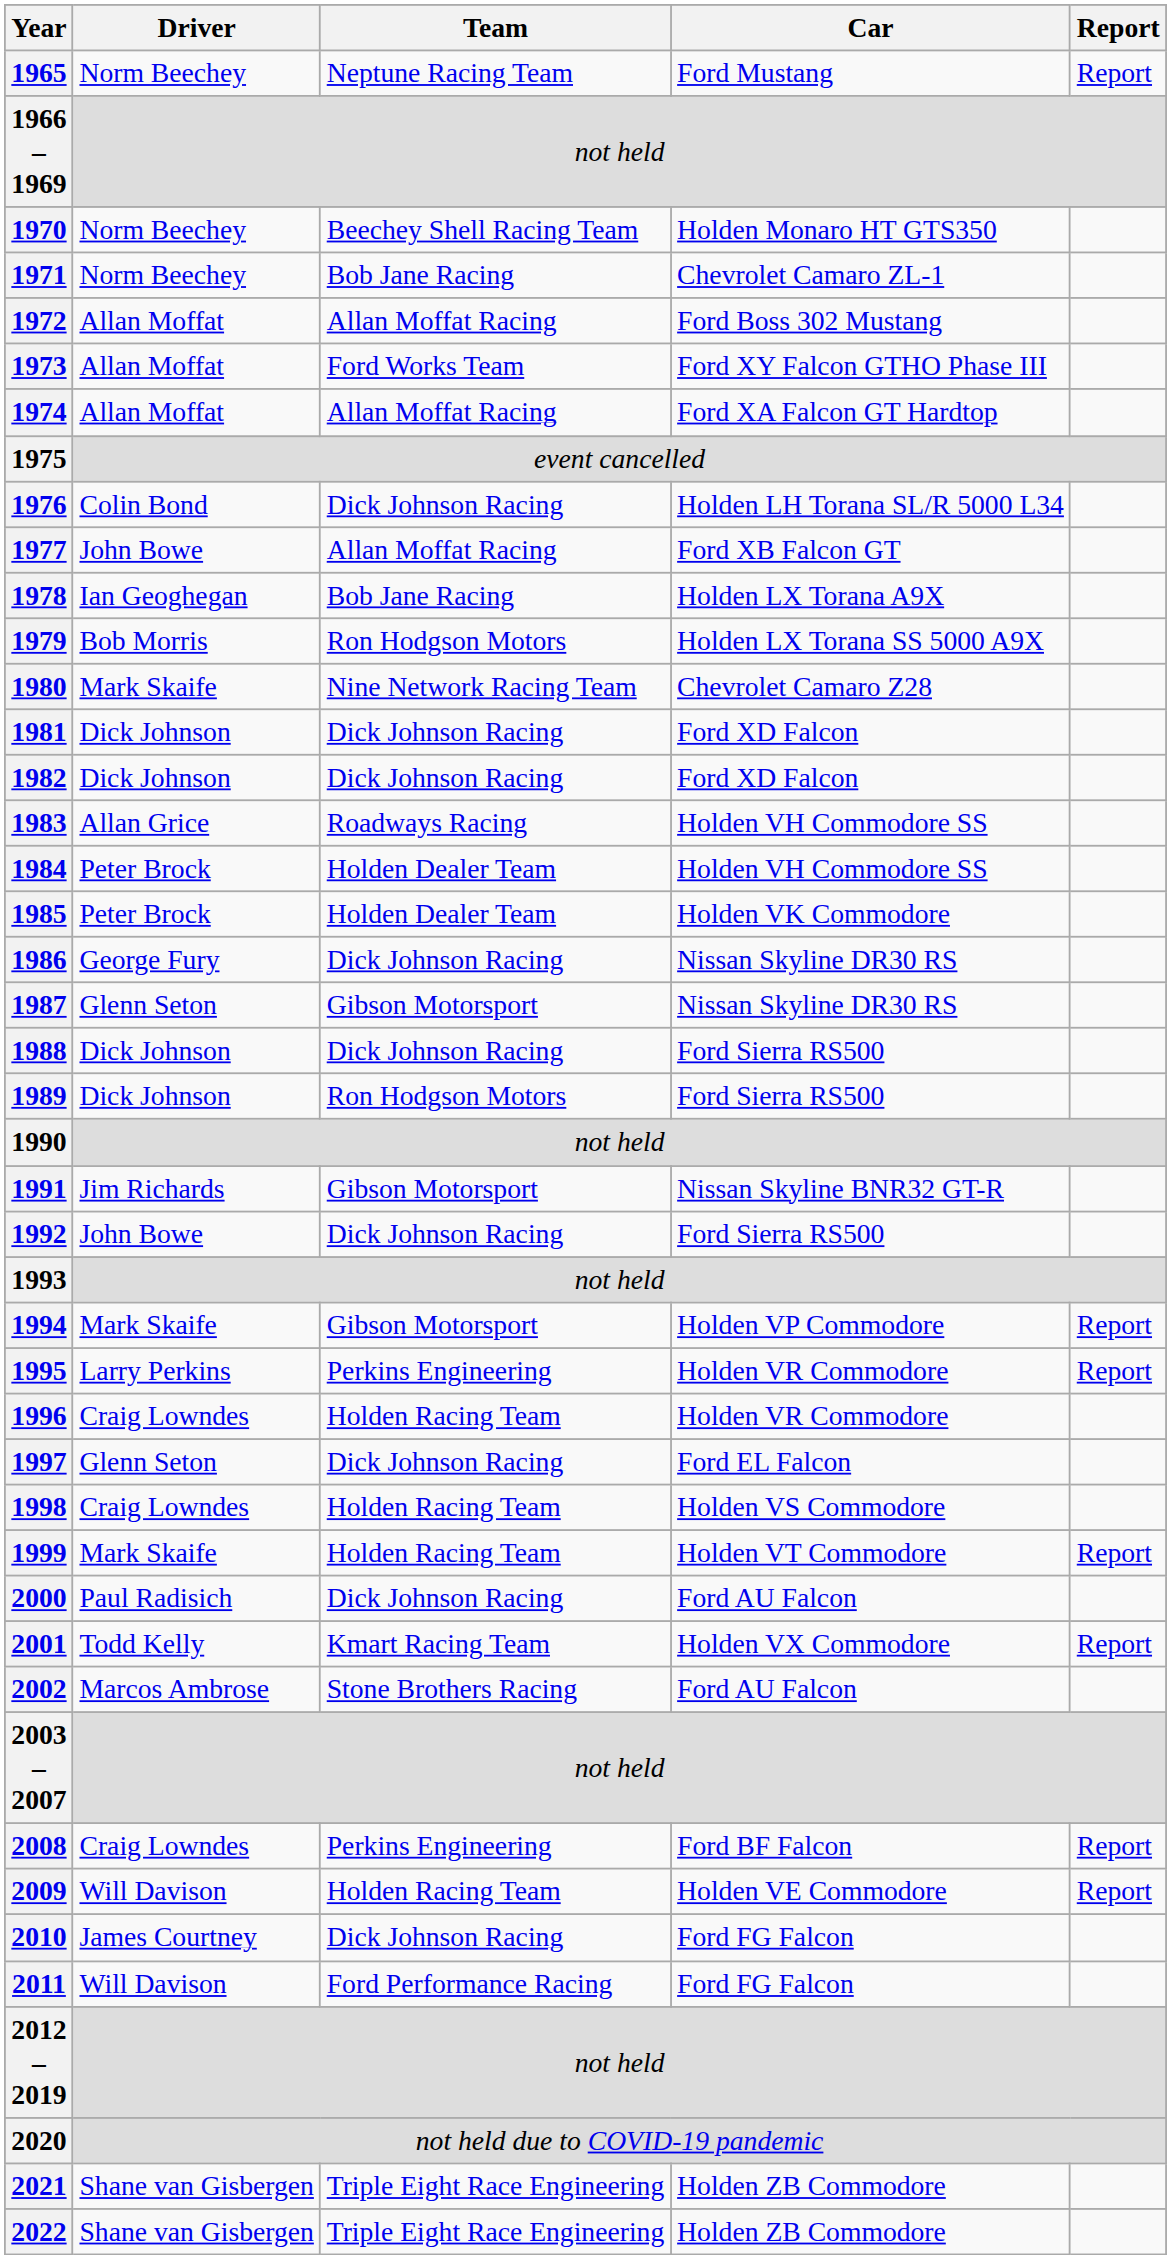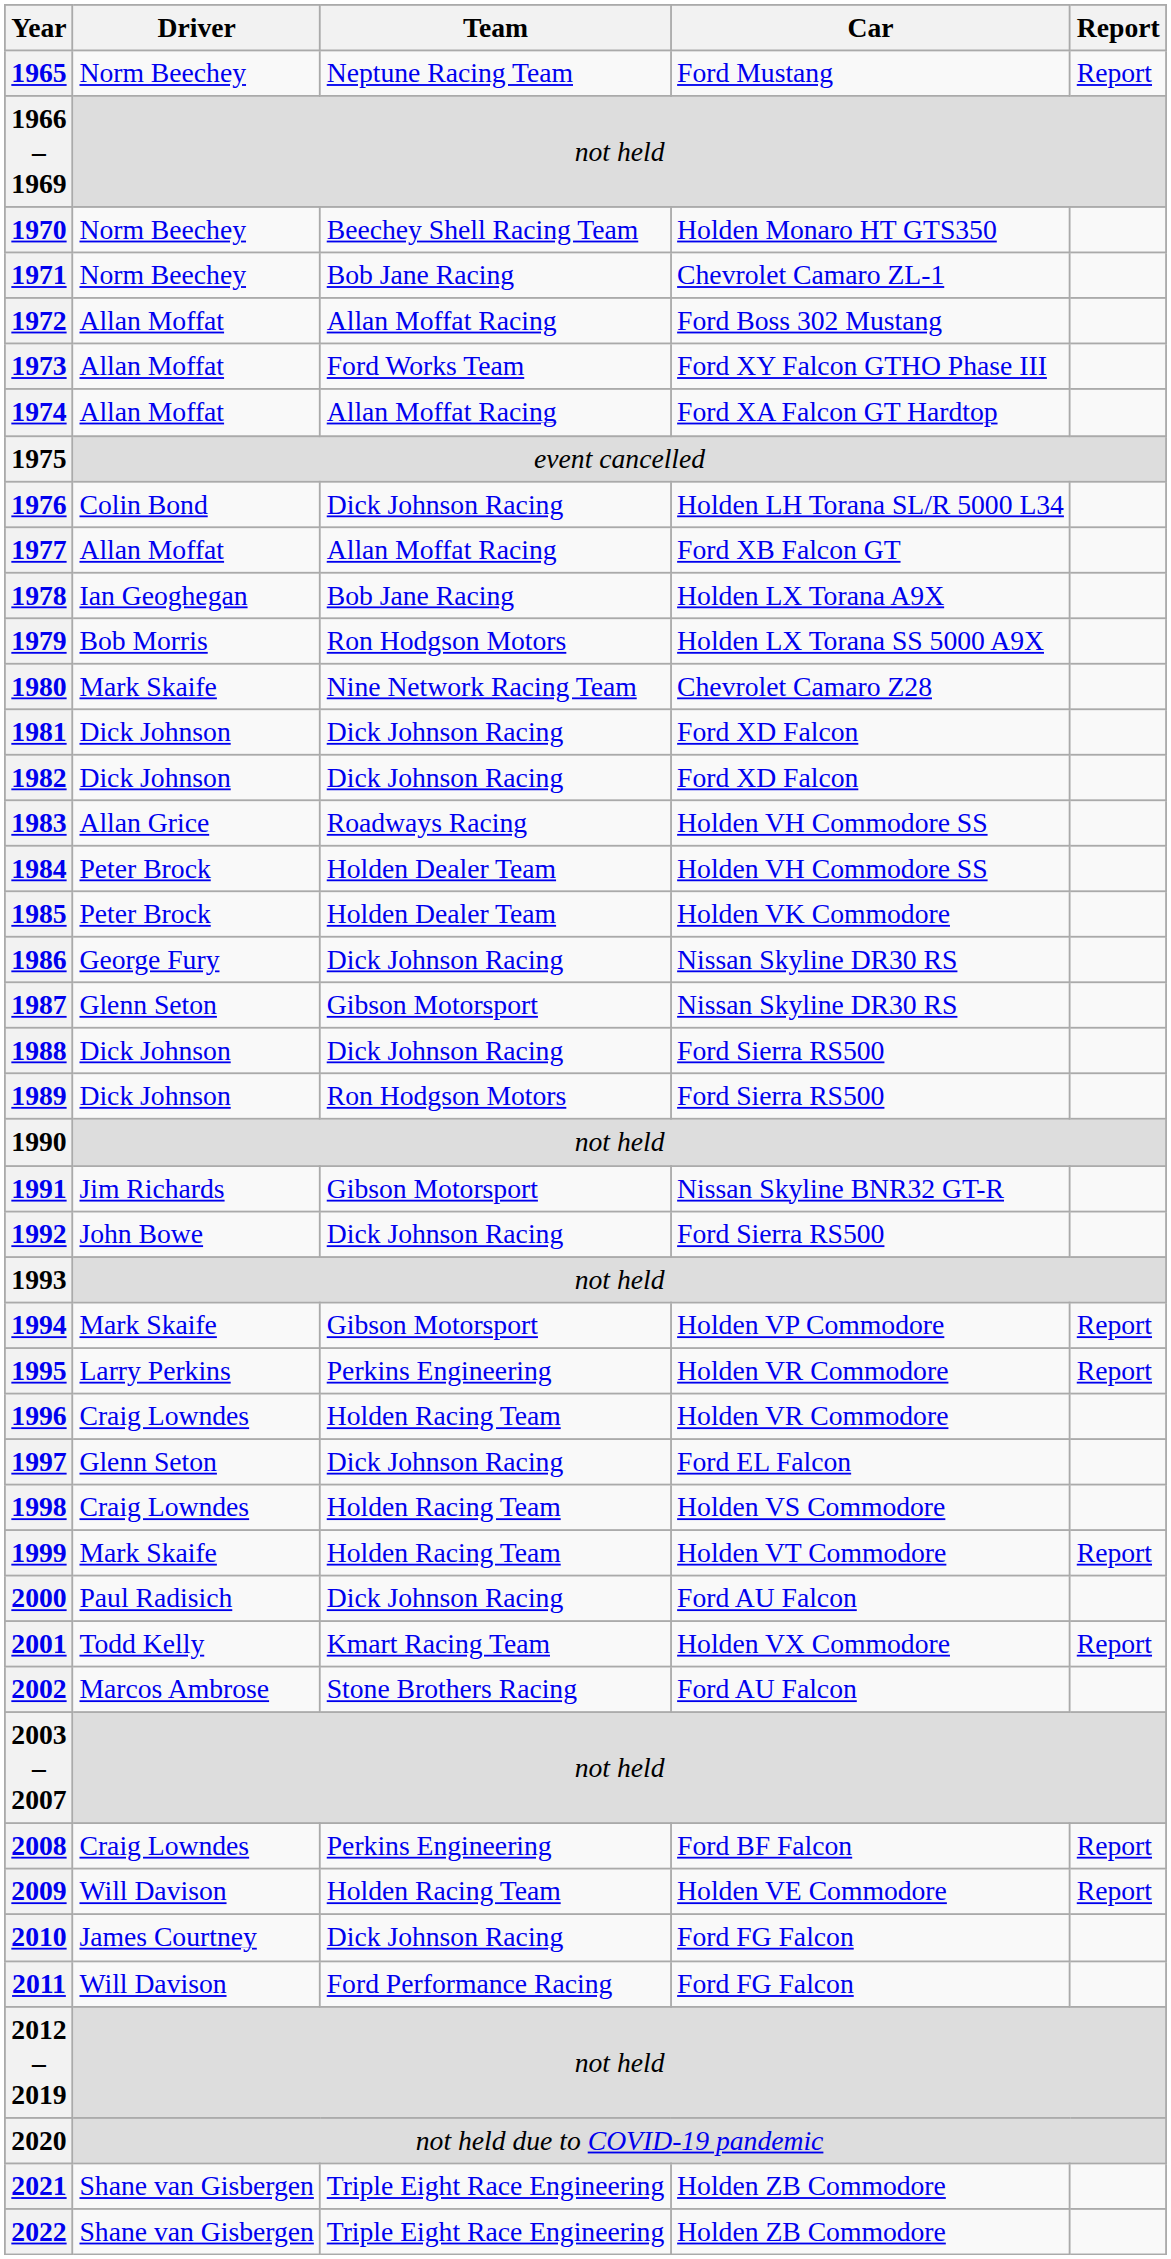(141, 549) John Bowe -> (152, 549) Allan Moffat
